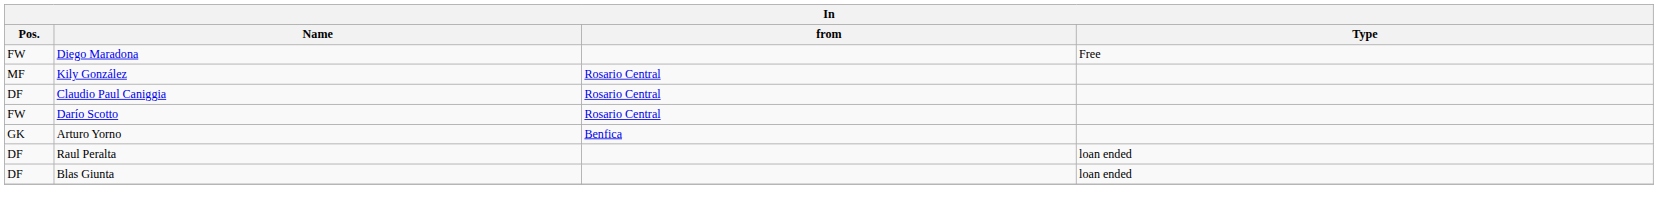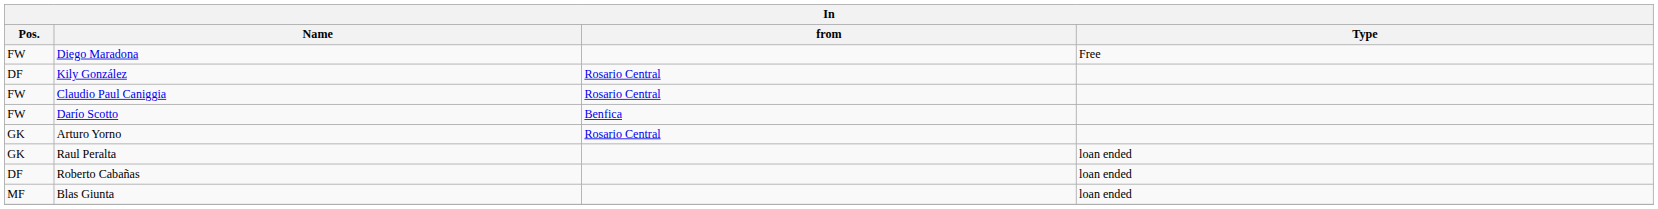(16, 74) MF -> (15, 74) DF
(15, 94) DF -> (16, 94) FW
(623, 114) Rosario Central -> (603, 114) Benfica
(603, 134) Benfica -> (623, 134) Rosario Central
(15, 154) DF -> (16, 154) GK
+ row: (98, 174)
(15, 174) DF -> (16, 194) MF
